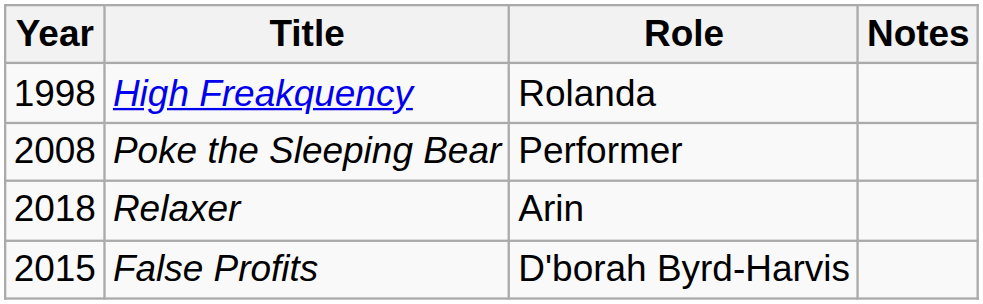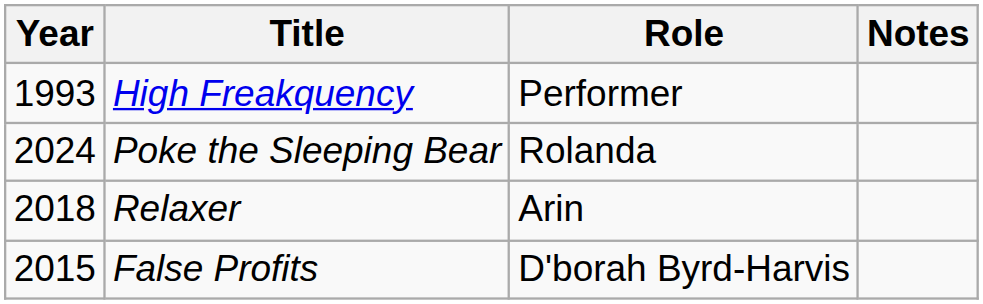(55, 92) 1998 -> (55, 92) 1993
(587, 92) Rolanda -> (600, 92) Performer
(55, 151) 2008 -> (55, 151) 2024
(600, 151) Performer -> (587, 151) Rolanda
